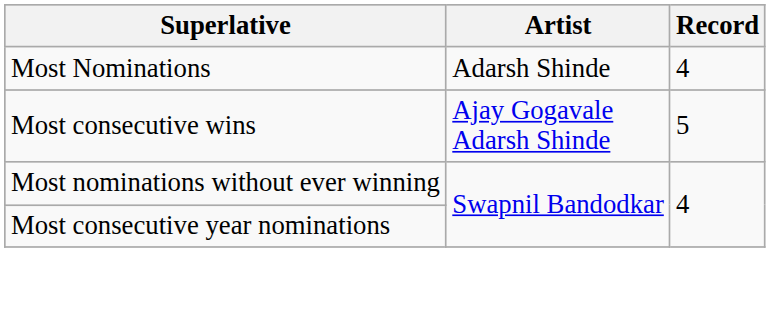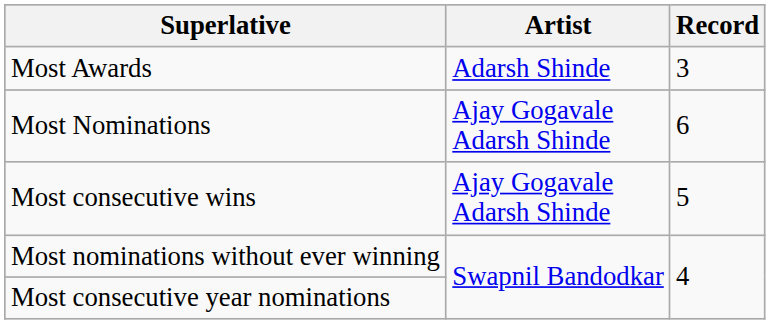+ row: (81, 68)
(531, 68) Adarsh Shinde -> (533, 125) Ajay Gogavale Adarsh Shinde
(683, 68) 4 -> (683, 125) 6
